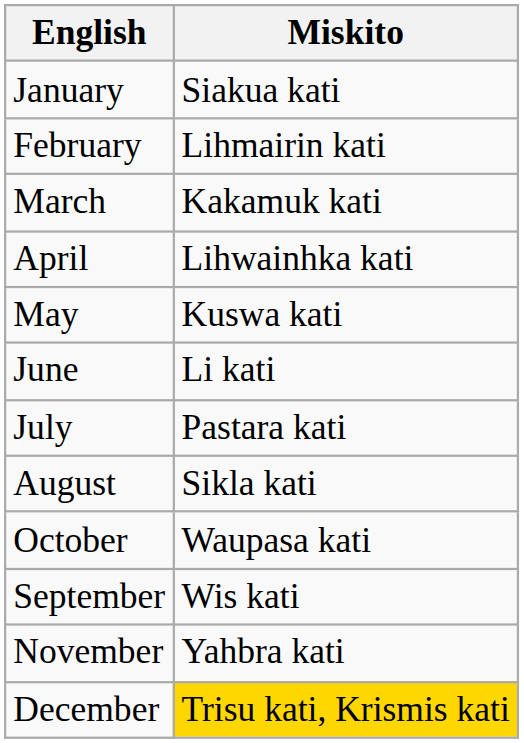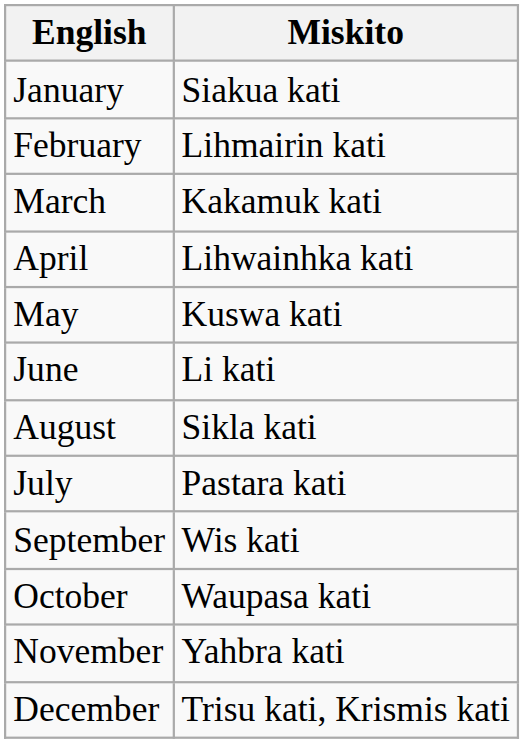rows swapped: (43, 426) <-> (65, 483)
rows swapped: (89, 595) <-> (70, 539)
(346, 708) gold background -> (346, 708) no background
